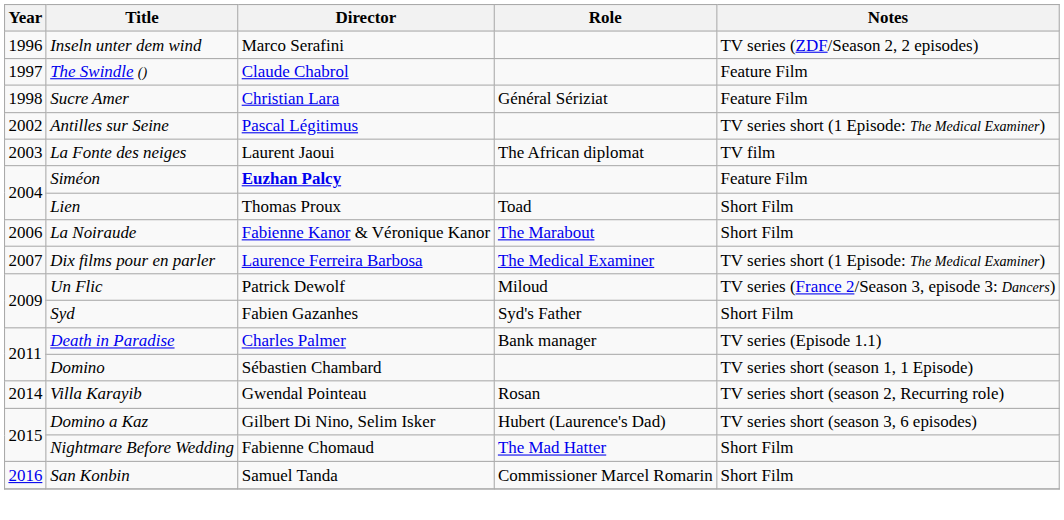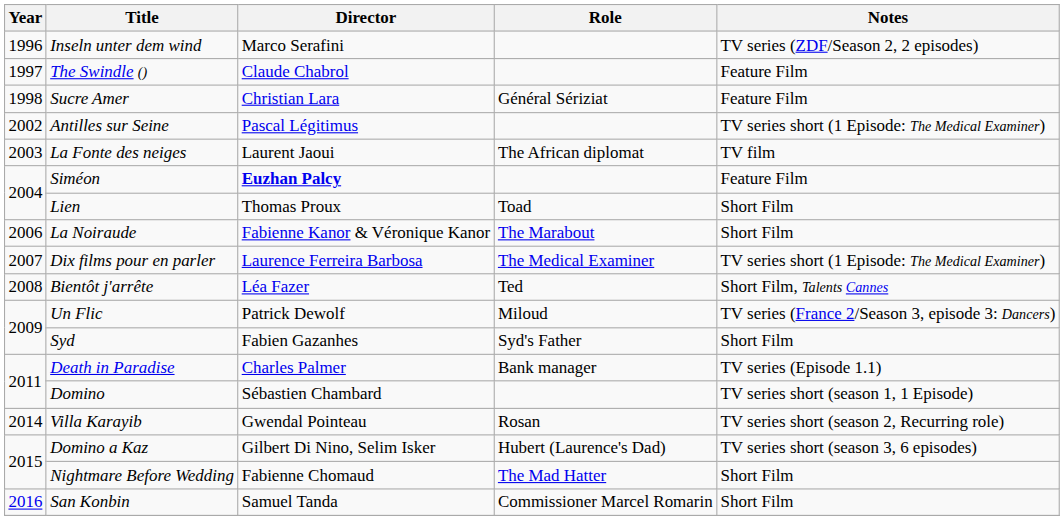+ row: (102, 286)
